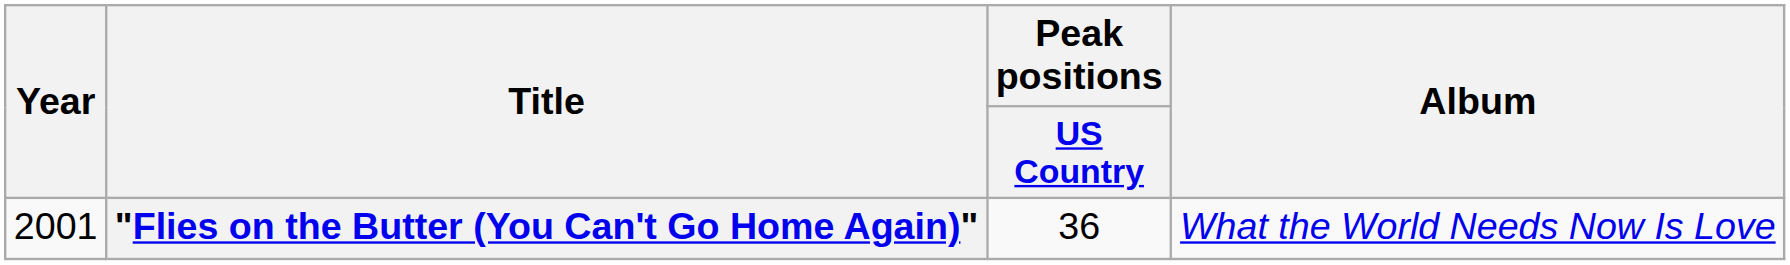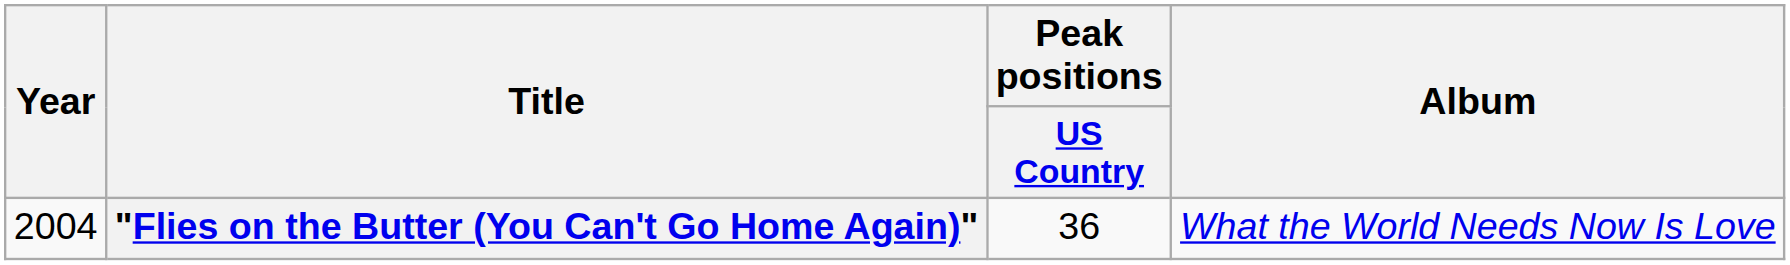(56, 227) 2001 -> (56, 227) 2004
